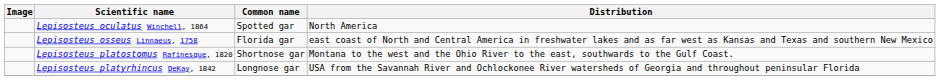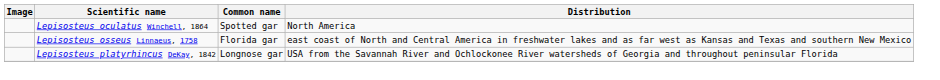- row: (135, 54)
